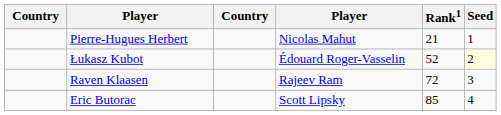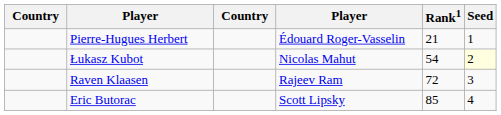(317, 38) Nicolas Mahut -> (342, 38) Édouard Roger-Vasselin
(342, 59) Édouard Roger-Vasselin -> (317, 59) Nicolas Mahut
(432, 59) 52 -> (432, 59) 54
